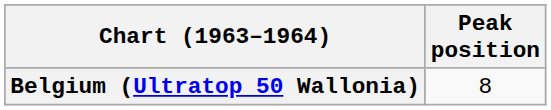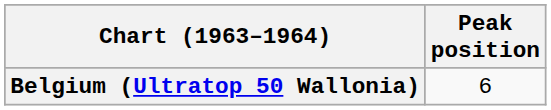(485, 87) 8 -> (485, 87) 6
